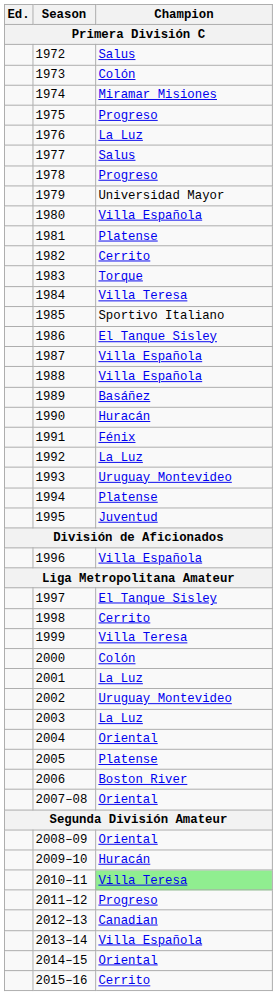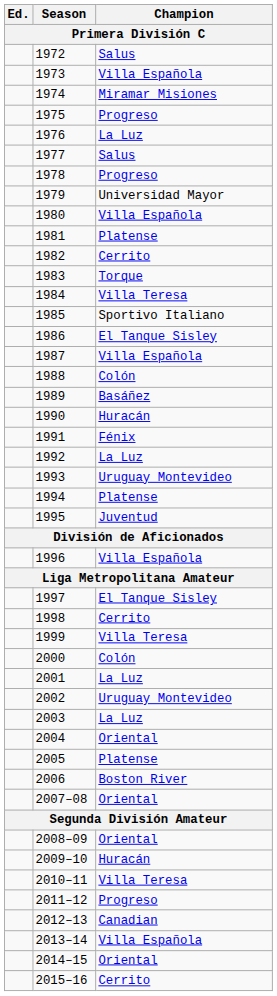(117, 75) Colón -> (150, 75) Villa Española
(150, 377) Villa Española -> (117, 377) Colón
(143, 880) lightgreen background -> (143, 880) no background
